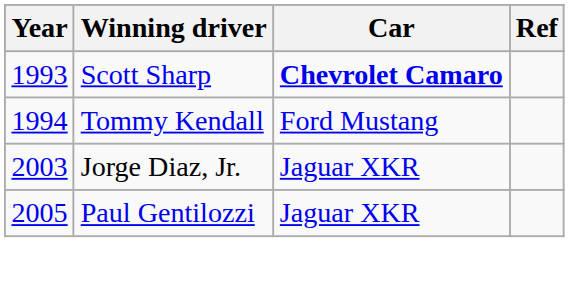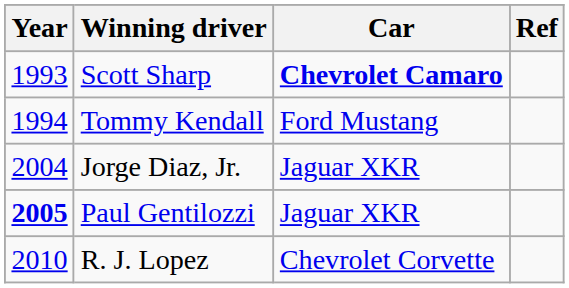(40, 166) 2003 -> (40, 166) 2004
(40, 213) normal -> (40, 213) bold
+ row: (145, 259)
